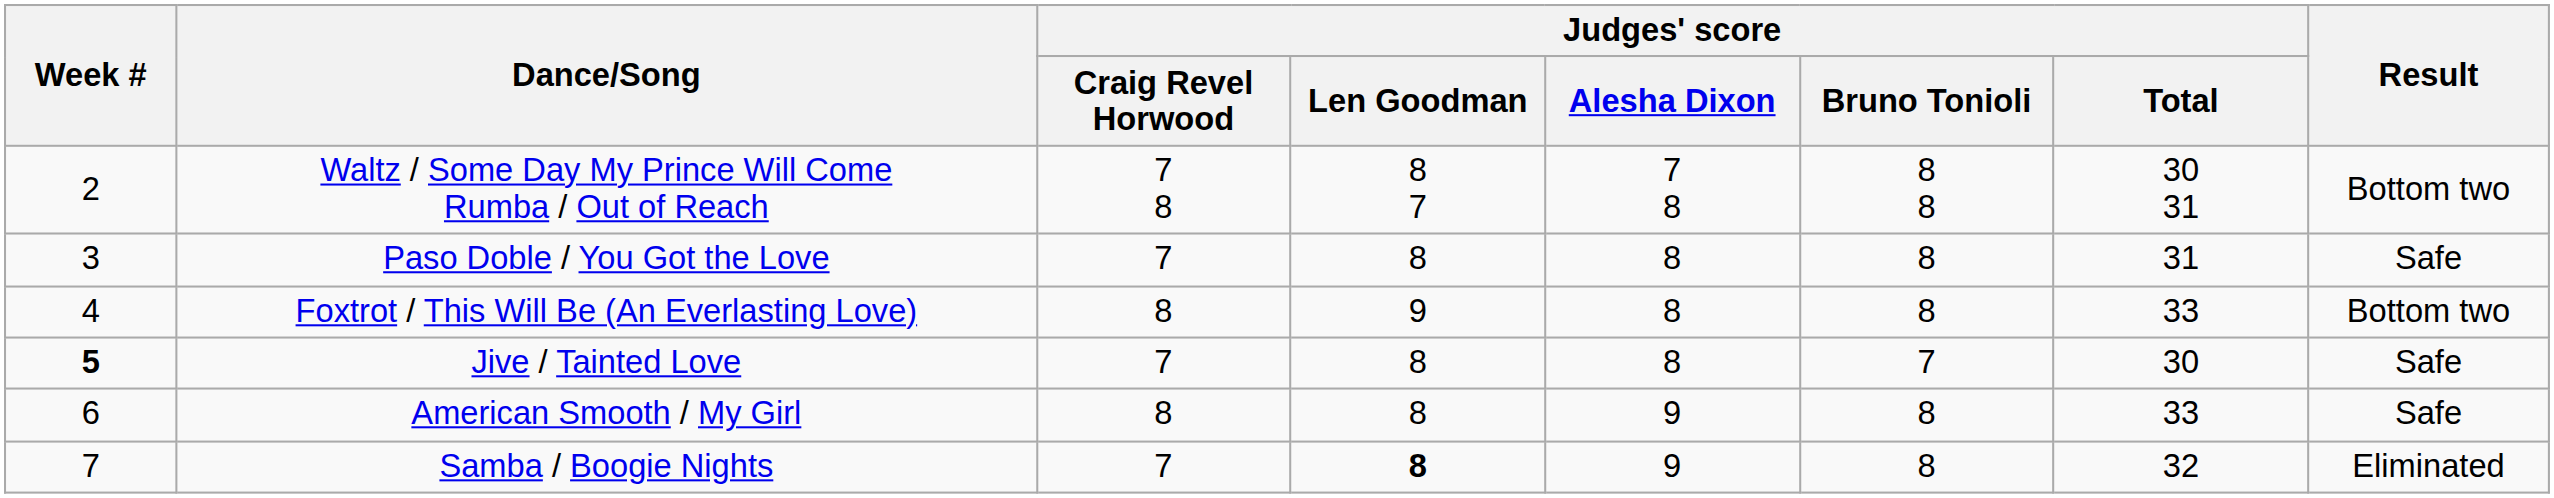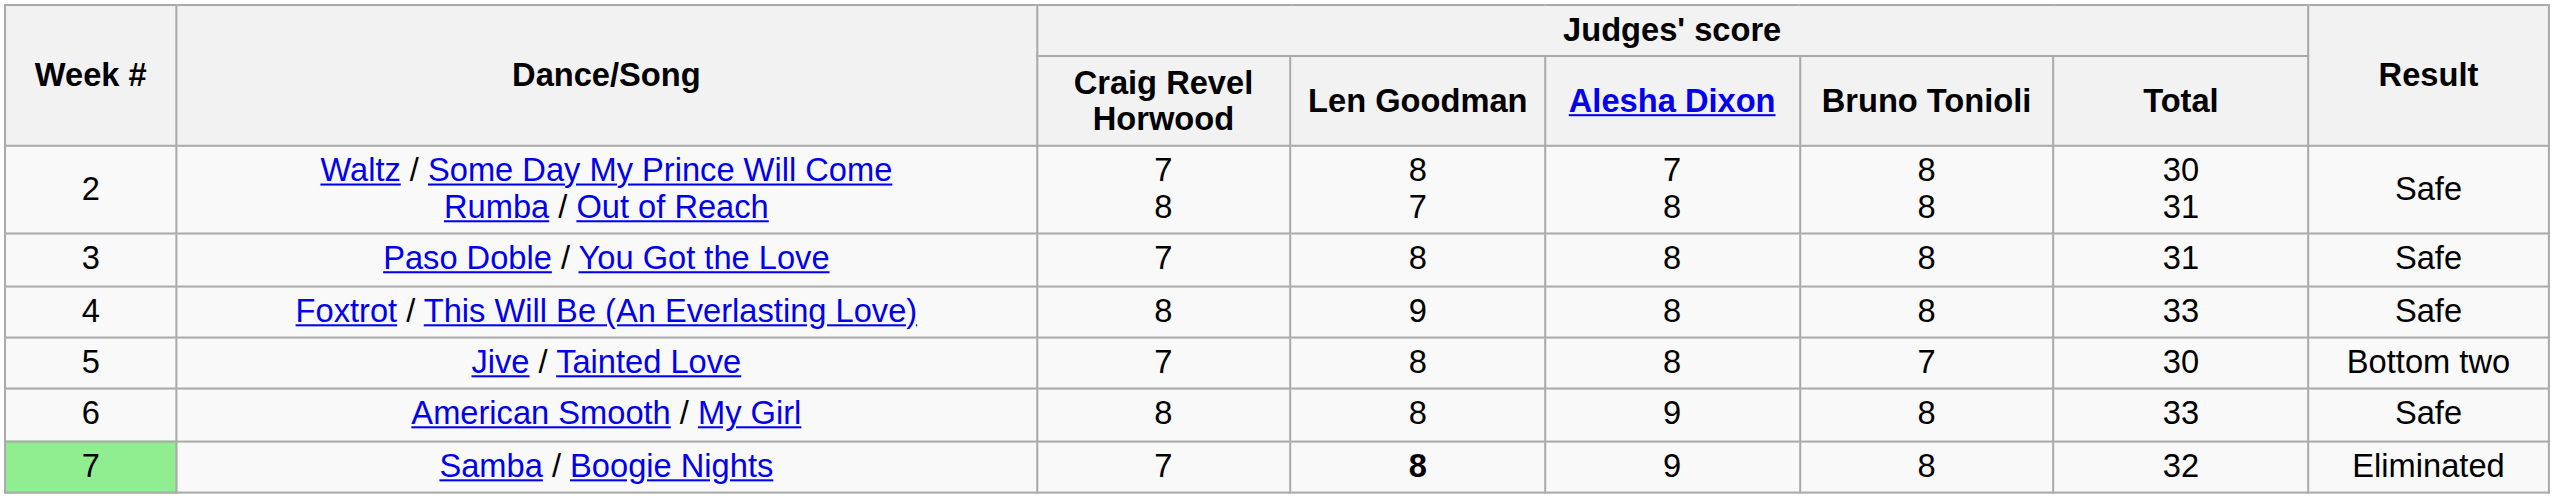(2428, 188) Bottom two -> (2428, 188) Safe
(2428, 310) Bottom two -> (2428, 310) Safe
(91, 362) bold -> (91, 362) normal
(2428, 362) Safe -> (2428, 362) Bottom two
(91, 466) no background -> (91, 466) lightgreen background
